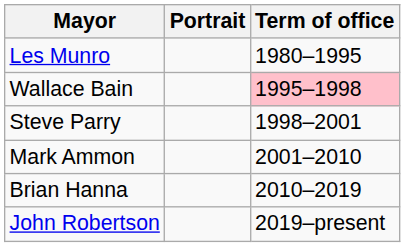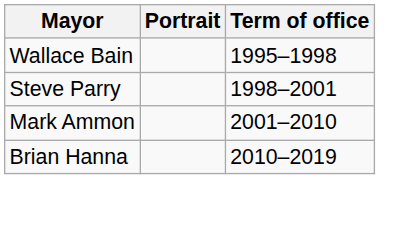- row: (60, 55)
(308, 88) pink background -> (283, 55) no background
- row: (85, 223)
